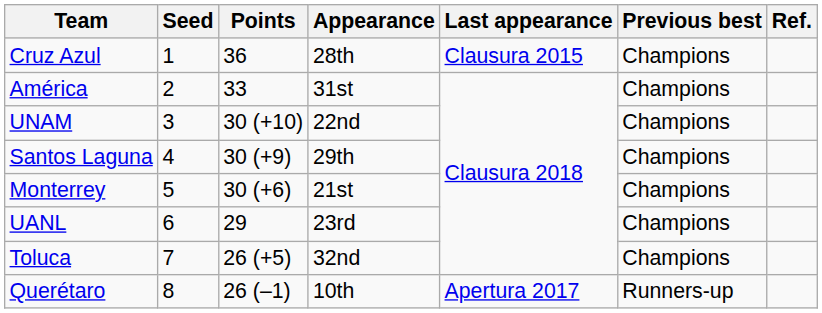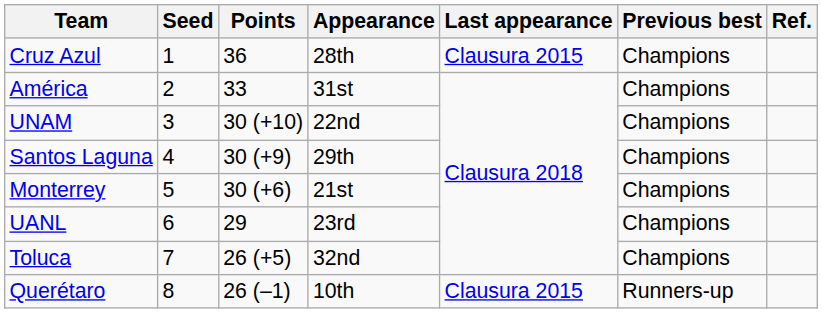(512, 291) Apertura 2017 -> (514, 291) Clausura 2015
